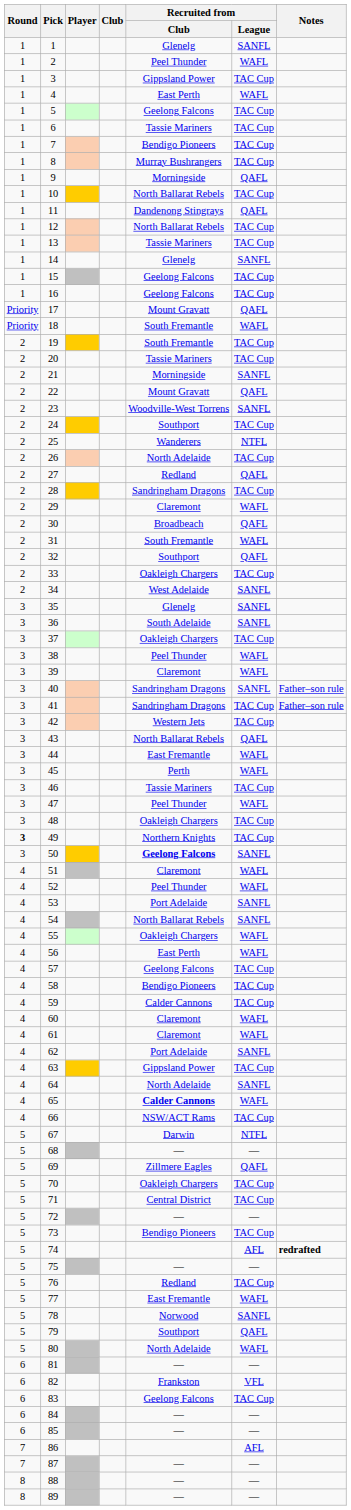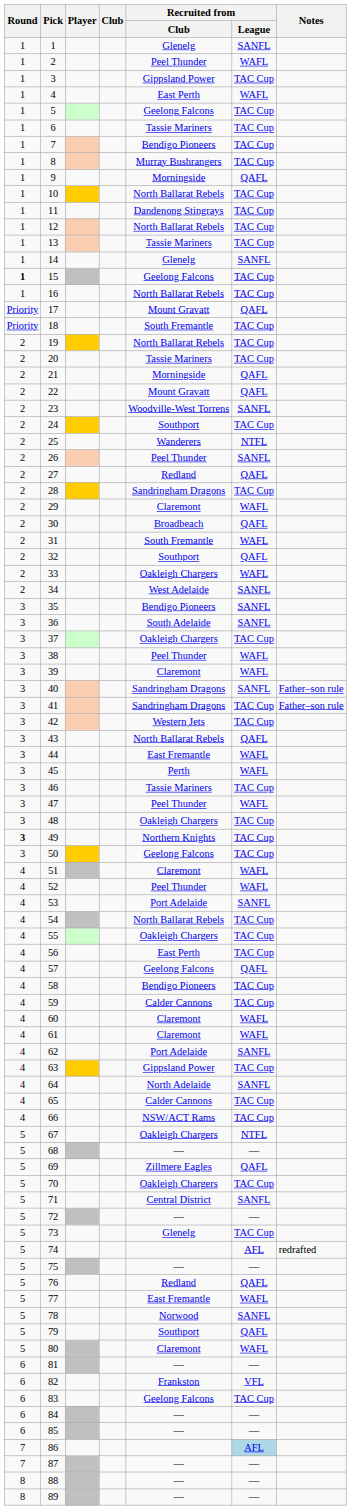(254, 210) QAFL -> (254, 210) TAC Cup
(23, 276) normal -> (23, 276) bold
(179, 293) Geelong Falcons -> (179, 293) North Ballarat Rebels
(254, 326) WAFL -> (254, 326) TAC Cup
(179, 342) South Fremantle -> (179, 342) North Ballarat Rebels
(254, 375) SANFL -> (254, 375) QAFL
(179, 458) North Adelaide -> (179, 458) Peel Thunder
(254, 458) TAC Cup -> (254, 458) SANFL
(254, 573) TAC Cup -> (254, 573) WAFL
(179, 606) Glenelg -> (179, 606) Bendigo Pioneers
(179, 853) bold -> (179, 853) normal
(254, 853) SANFL -> (254, 853) TAC Cup
(254, 919) SANFL -> (254, 919) TAC Cup
(254, 936) WAFL -> (254, 936) TAC Cup
(254, 952) WAFL -> (254, 952) TAC Cup
(254, 969) TAC Cup -> (254, 969) QAFL
(179, 1101) bold -> (179, 1101) normal
(254, 1101) WAFL -> (254, 1101) TAC Cup
(179, 1134) Darwin -> (179, 1134) Oakleigh Chargers
(254, 1200) TAC Cup -> (254, 1200) SANFL
(179, 1233) Bendigo Pioneers -> (179, 1233) Glenelg
(300, 1249) bold -> (298, 1249) normal
(254, 1282) TAC Cup -> (254, 1282) QAFL
(179, 1348) North Adelaide -> (179, 1348) Claremont
(254, 1447) no background -> (254, 1447) lightblue background
